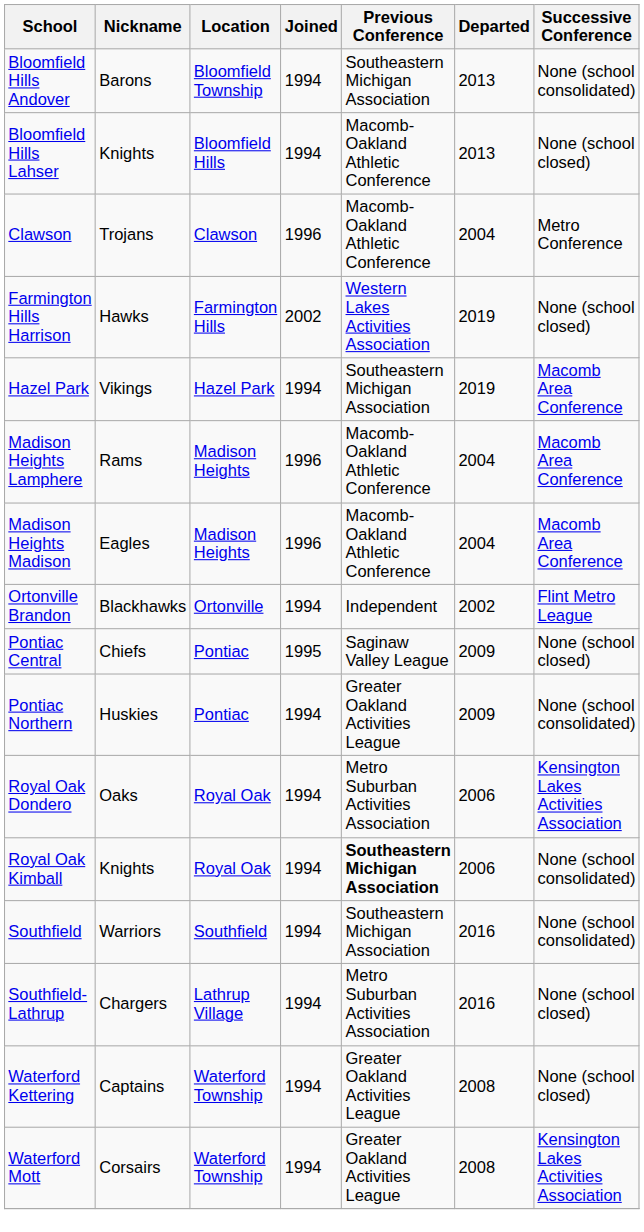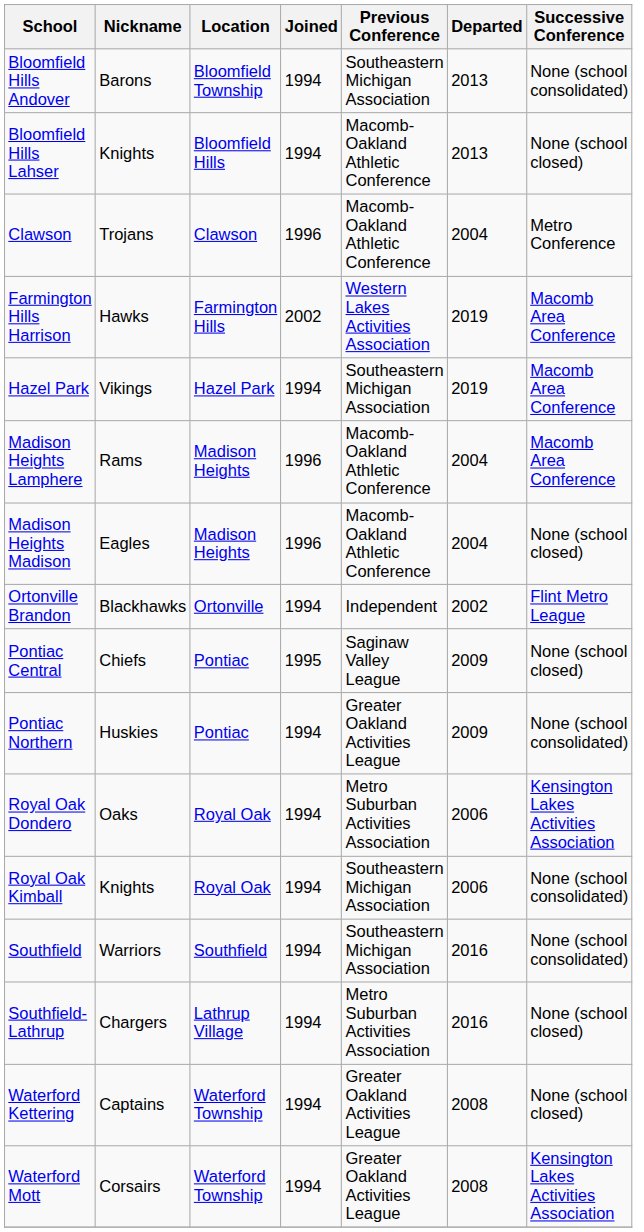(586, 316) None (school closed) -> (573, 316) Macomb Area Conference
(580, 543) Macomb Area Conference -> (579, 543) None (school closed)
(398, 868) bold -> (395, 887) normal
